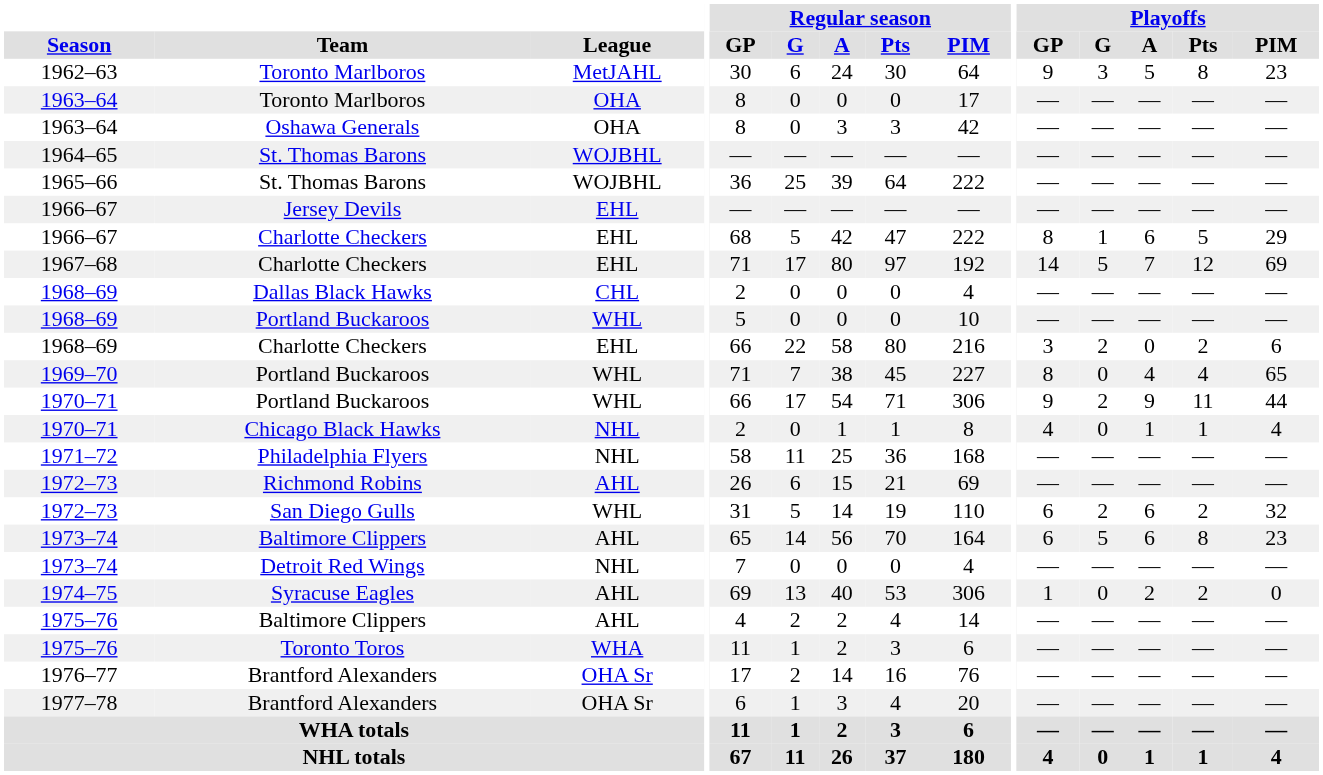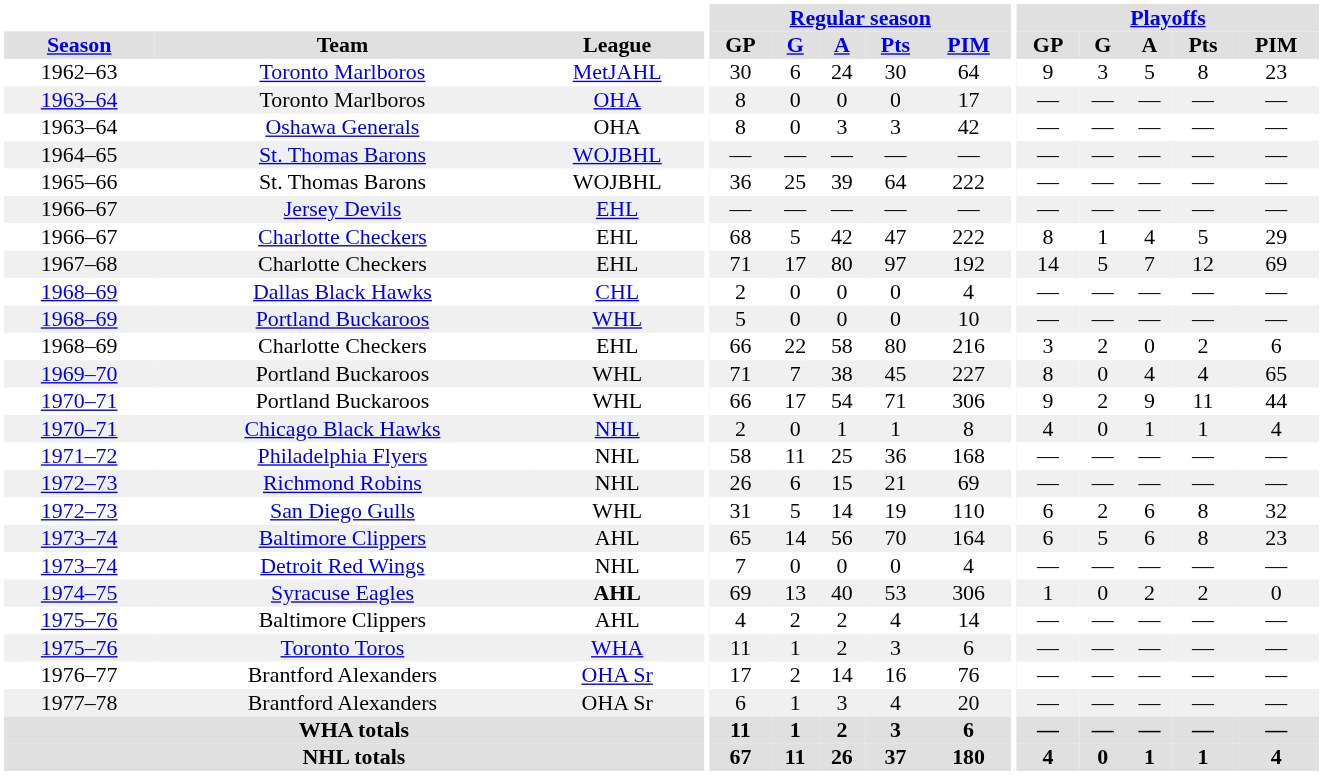(1149, 236) 6 -> (1149, 236) 4
(617, 483) AHL -> (617, 483) NHL
(1203, 510) 2 -> (1203, 510) 8
(617, 592) normal -> (617, 592) bold
